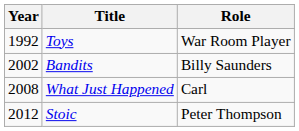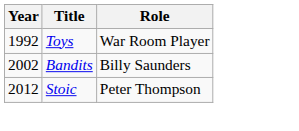- row: (110, 89)
